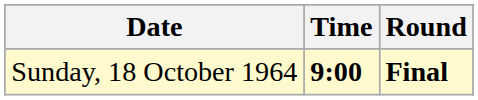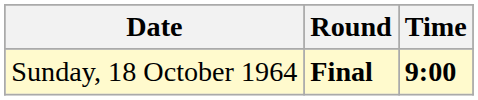columns swapped: (341, 26) <-> (426, 26)
